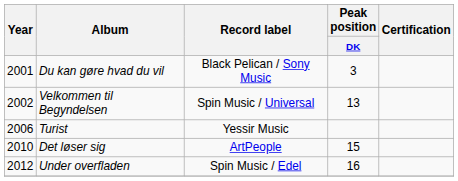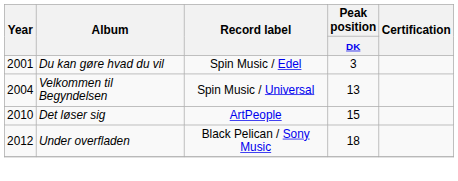(256, 71) Black Pelican / Sony Music -> (256, 64) Spin Music / Edel
(20, 103) 2002 -> (20, 90) 2004
- row: (53, 128)
(256, 166) Spin Music / Edel -> (256, 141) Black Pelican / Sony Music
(353, 166) 16 -> (353, 141) 18
